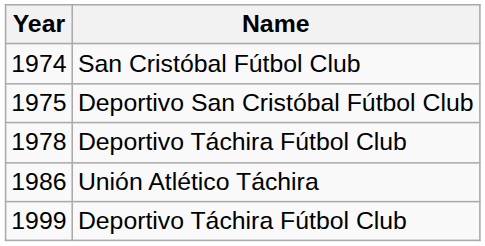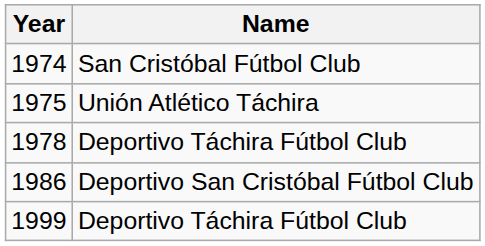(276, 102) Deportivo San Cristóbal Fútbol Club -> (198, 102) Unión Atlético Táchira
(198, 181) Unión Atlético Táchira -> (276, 181) Deportivo San Cristóbal Fútbol Club
